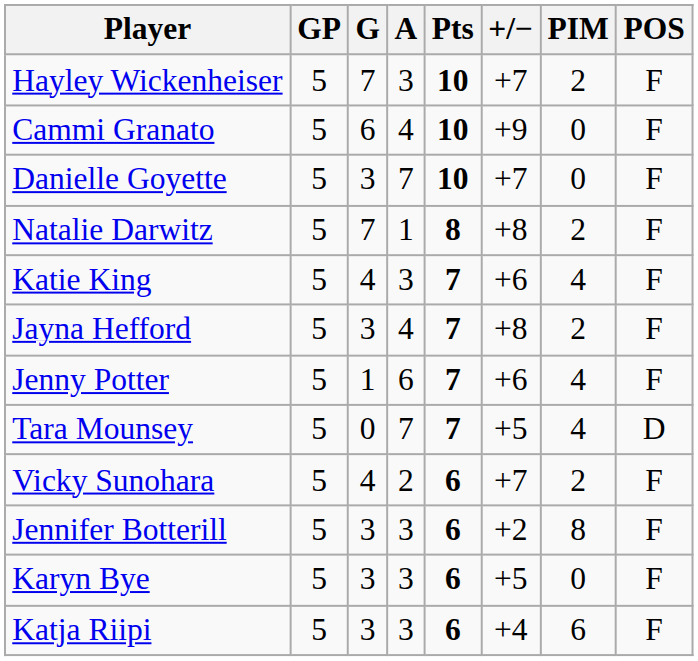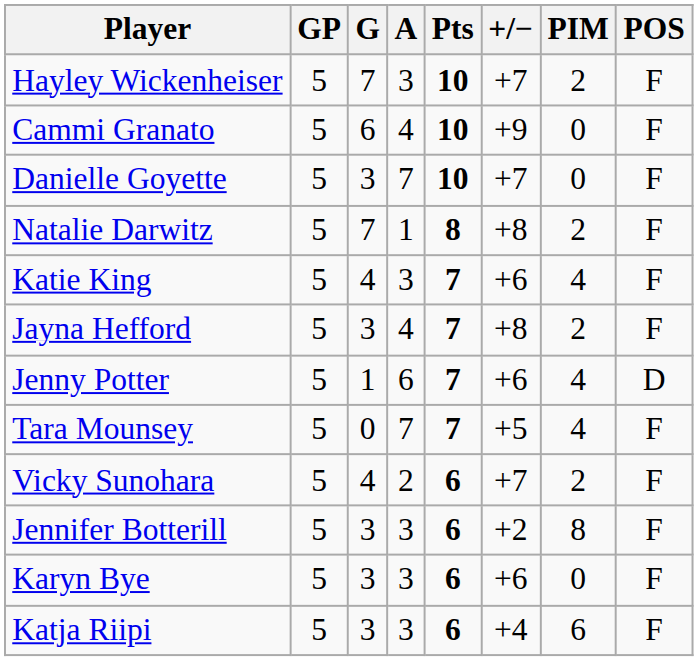(654, 379) F -> (654, 379) D
(654, 429) D -> (654, 429) F
(511, 579) +5 -> (511, 579) +6
